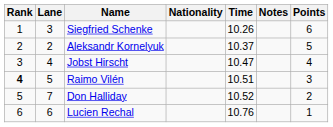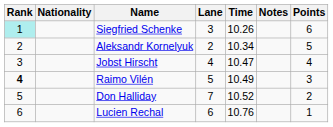columns swapped: (50, 12) <-> (196, 12)
(20, 29) no background -> (20, 29) paleturquoise background
(241, 46) 10.37 -> (241, 46) 10.34
(241, 79) 10.51 -> (241, 79) 10.49
